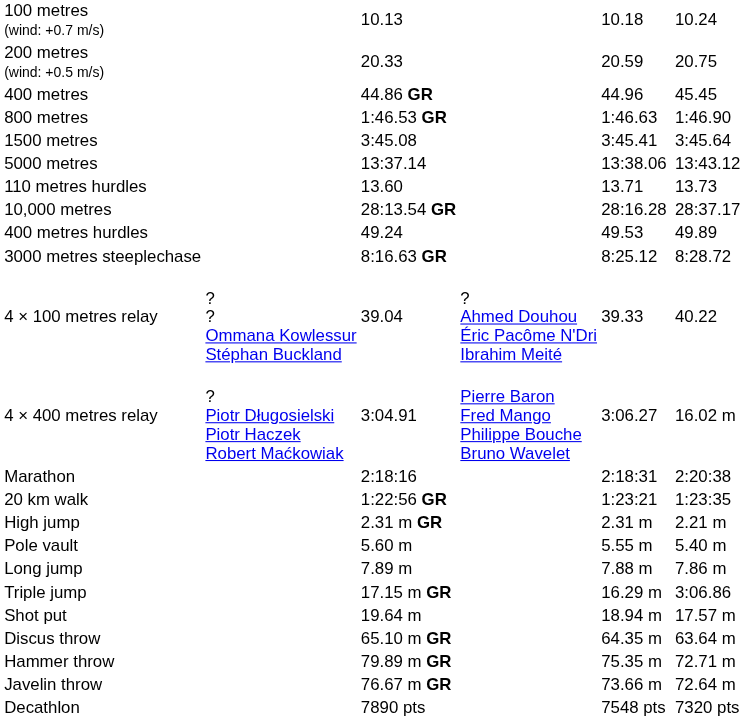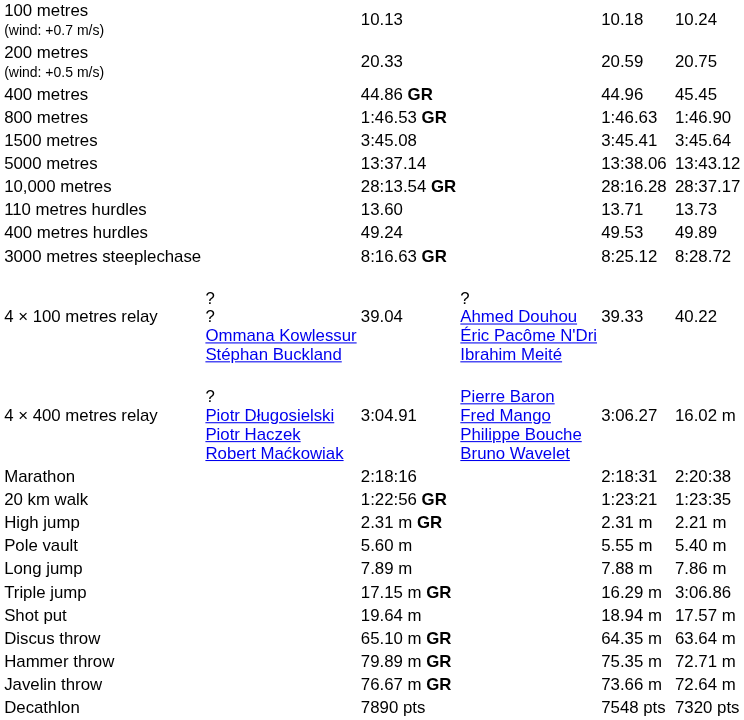rows swapped: (58, 210) <-> (75, 186)
